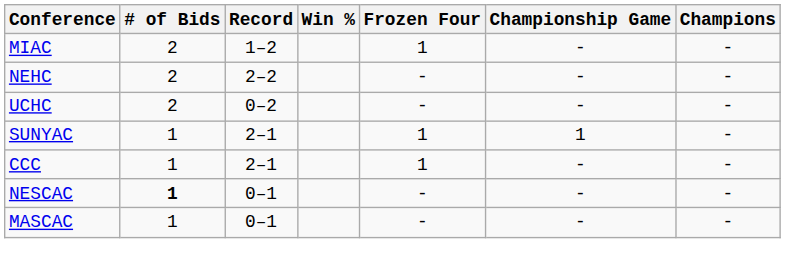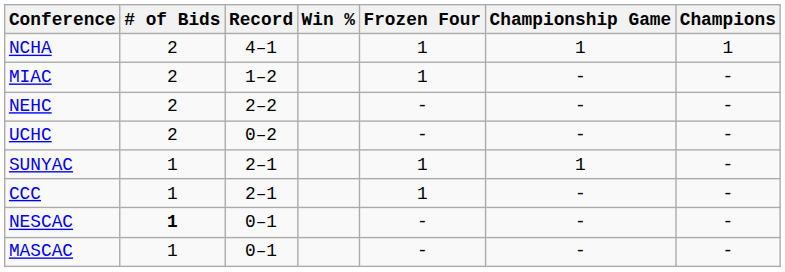+ row: (30, 48)
